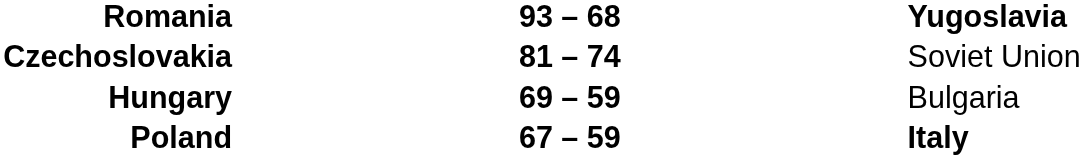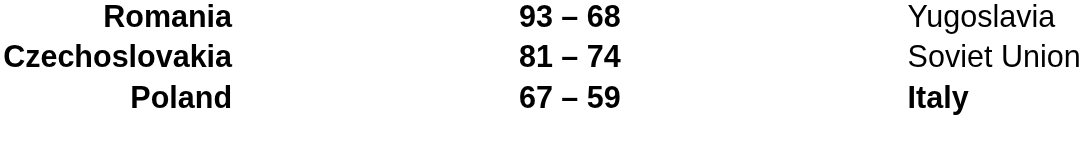(987, 17) bold -> (981, 17) normal
- row: (170, 97)
